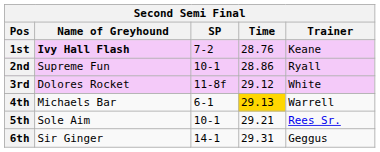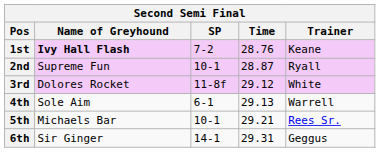(257, 67) 28.86 -> (257, 67) 28.87
(77, 102) Michaels Bar -> (64, 102) Sole Aim
(257, 102) gold background -> (257, 102) no background
(64, 120) Sole Aim -> (77, 120) Michaels Bar
